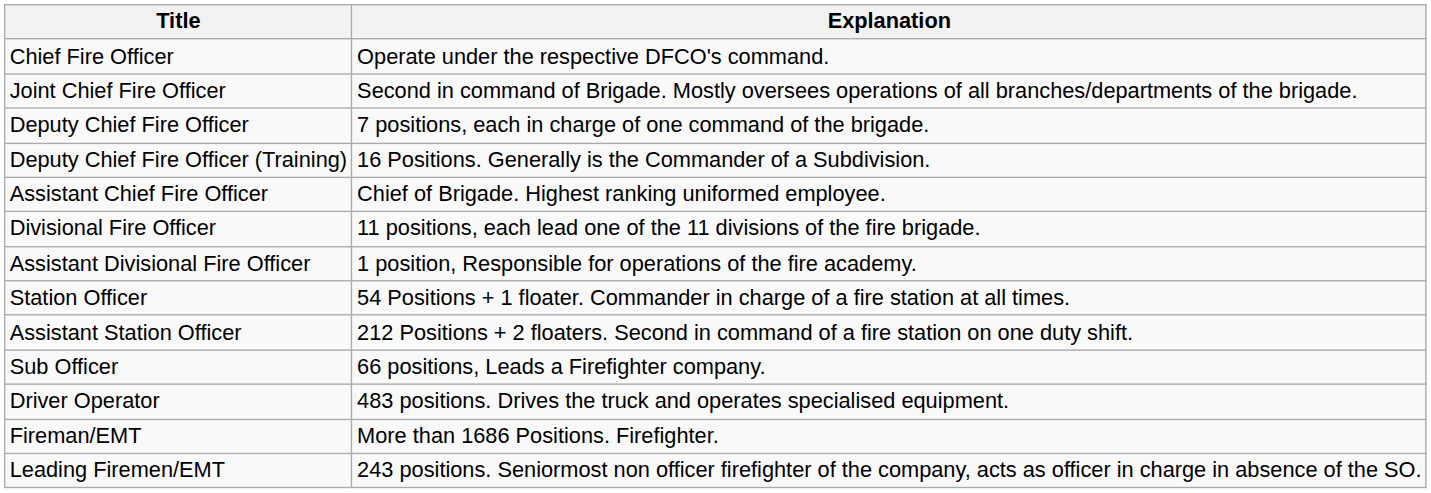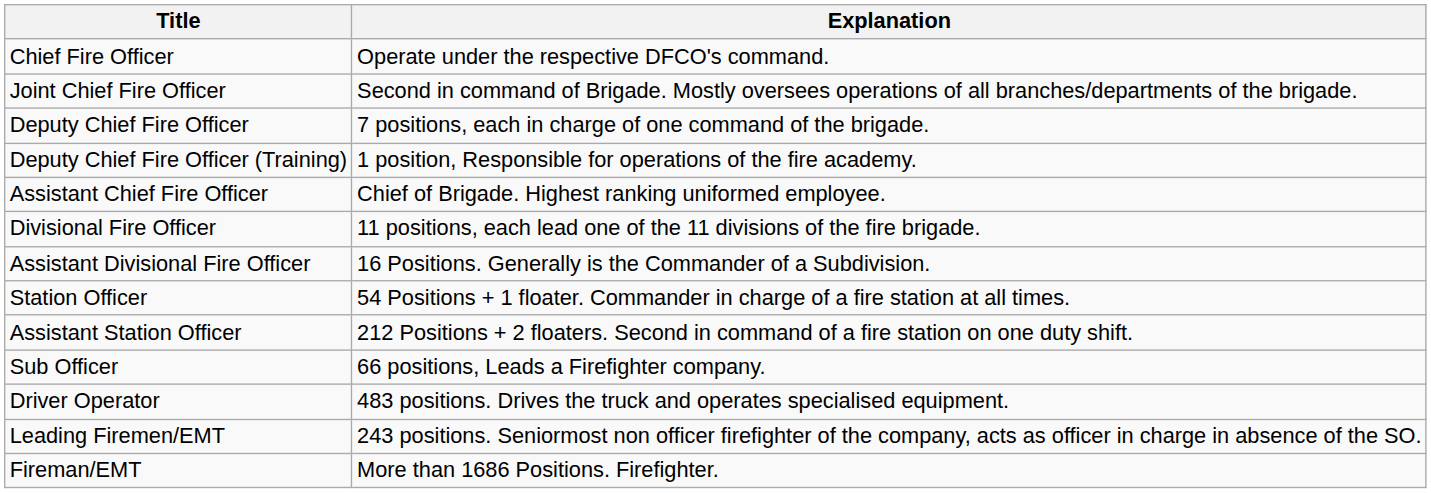(644, 159) 16 Positions. Generally is the Commander of a Subdivision. -> (637, 159) 1 position, Responsible for operations of the fire academy.
(637, 263) 1 position, Responsible for operations of the fire academy. -> (644, 263) 16 Positions. Generally is the Commander of a Subdivision.
rows swapped: (117, 470) <-> (76, 435)
